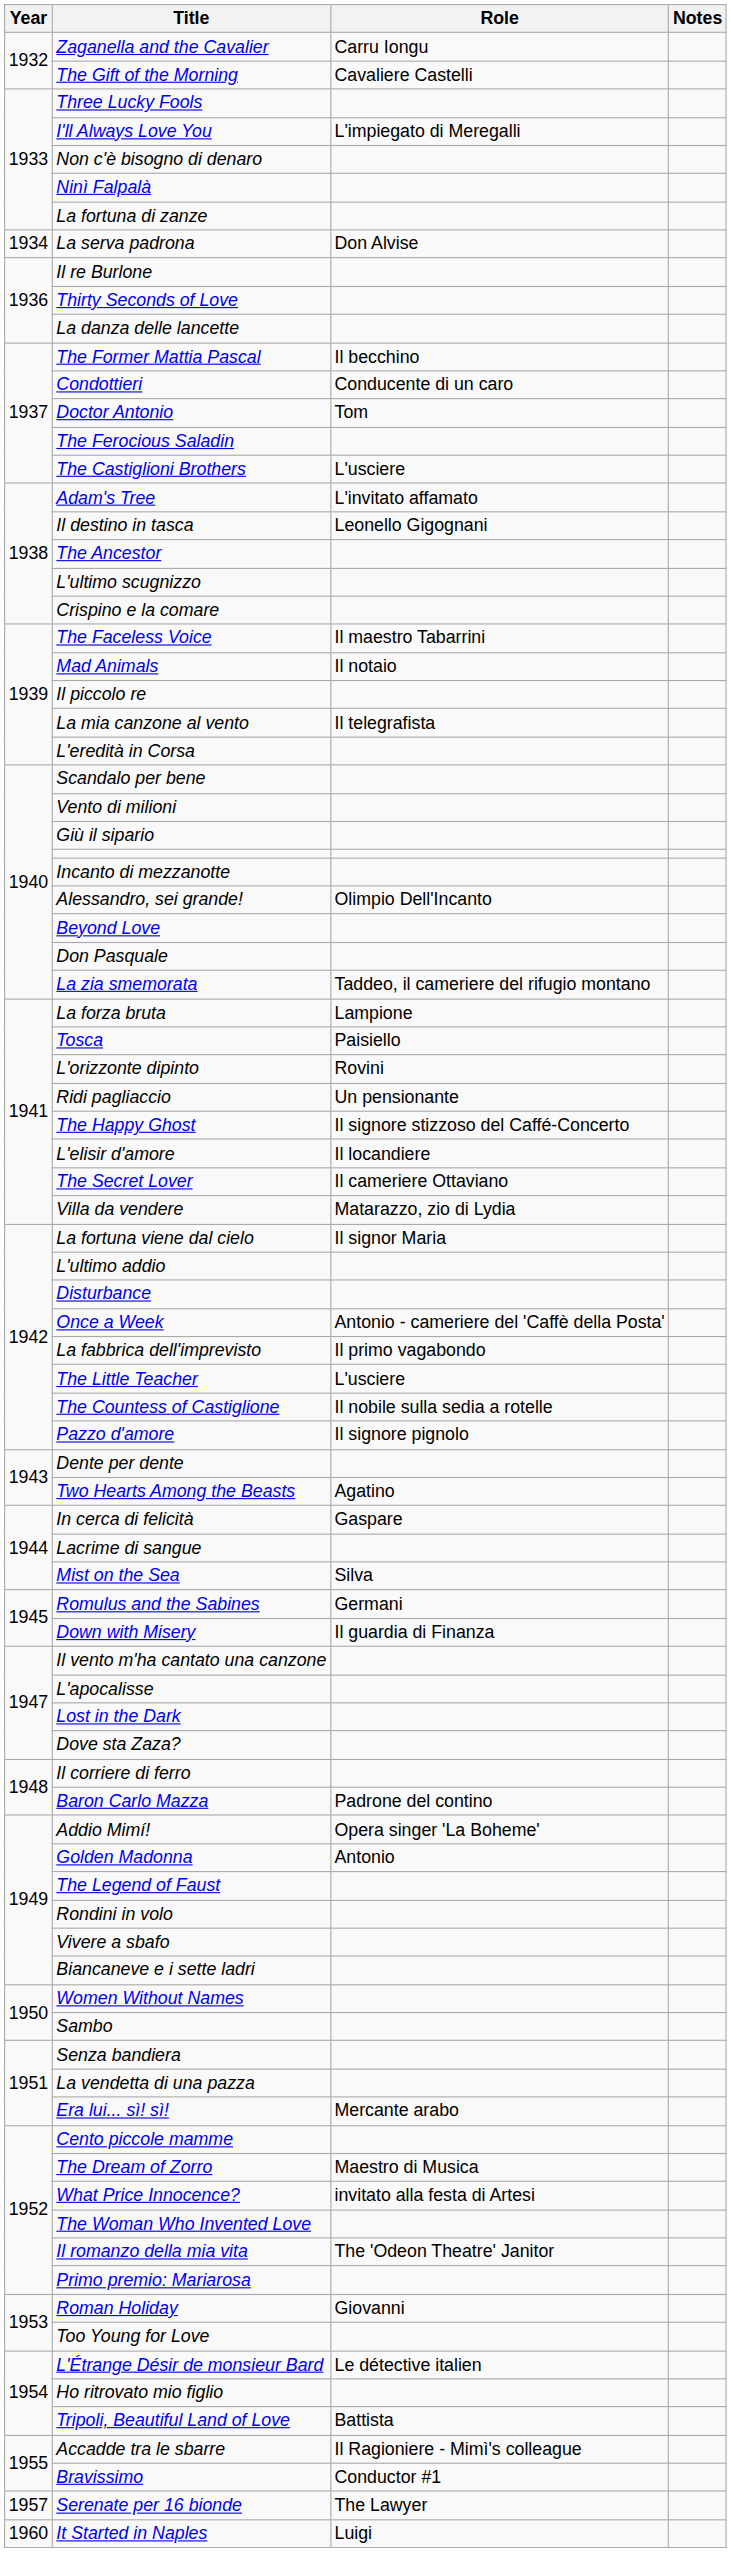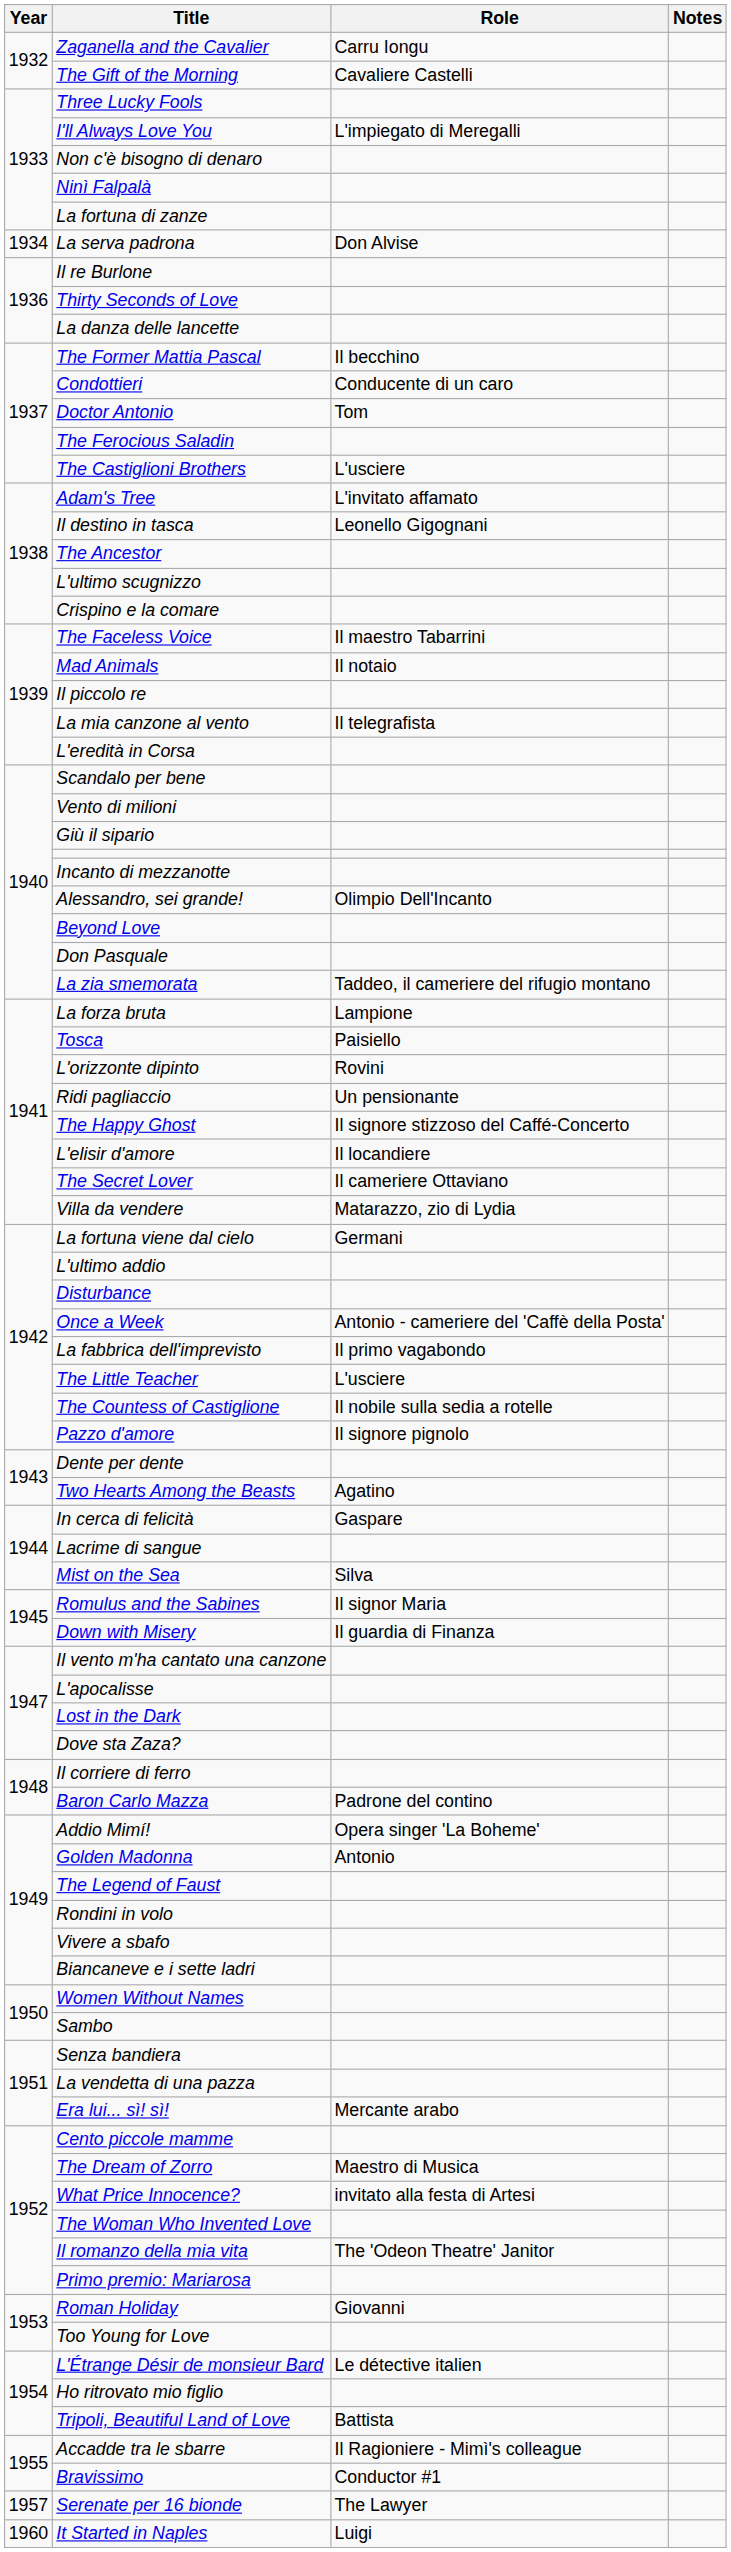(390, 1237) Il signor Maria -> (369, 1237) Germani
(369, 1604) Germani -> (390, 1604) Il signor Maria
